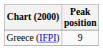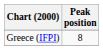(80, 38) 9 -> (80, 38) 8
